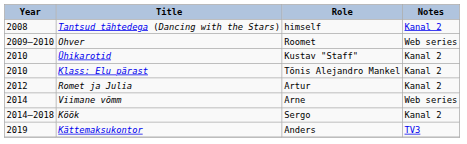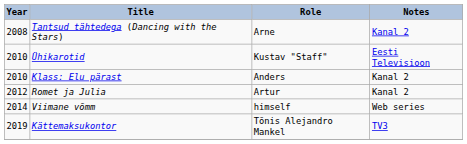(303, 26) himself -> (264, 31) Arne
- row: (71, 41)
(423, 56) Kanal 2 -> (401, 57) Eesti Televisioon
(342, 70) Tõnis Alejandro Mankel -> (269, 77) Anders
(295, 100) Arne -> (272, 106) himself
- row: (69, 115)
(300, 129) Anders -> (293, 126) Tõnis Alejandro Mankel
